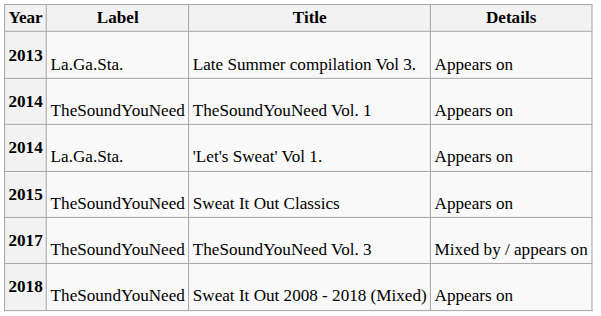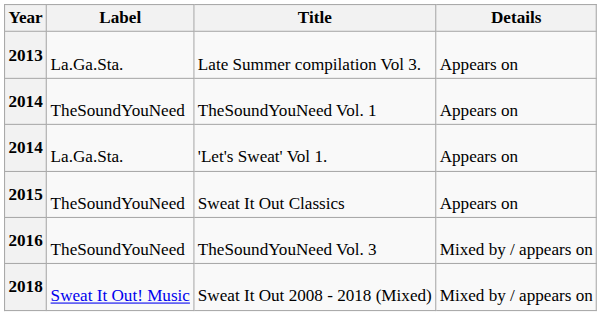(26, 240) 2017 -> (26, 240) 2016
(118, 296) TheSoundYouNeed -> (120, 296) Sweat It Out! Music
(474, 296) Appears on -> (516, 296) Mixed by / appears on
